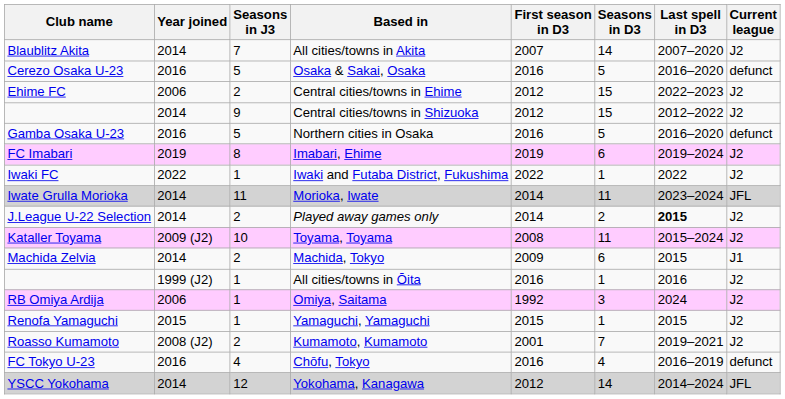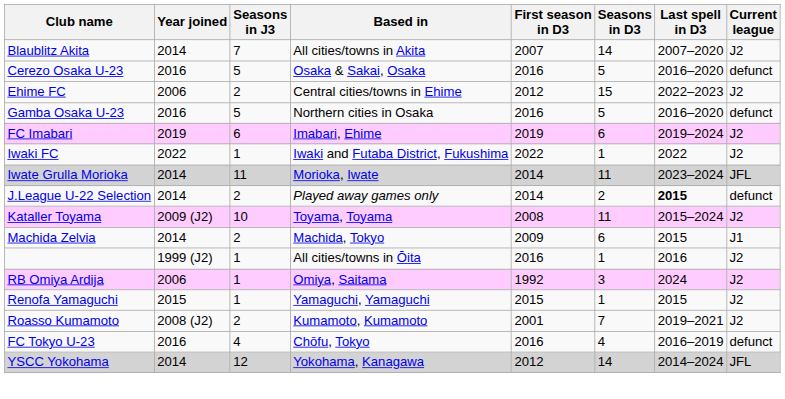- row: (386, 112)
(237, 154) 8 -> (237, 133) 6
(736, 216) J2 -> (751, 196) defunct
